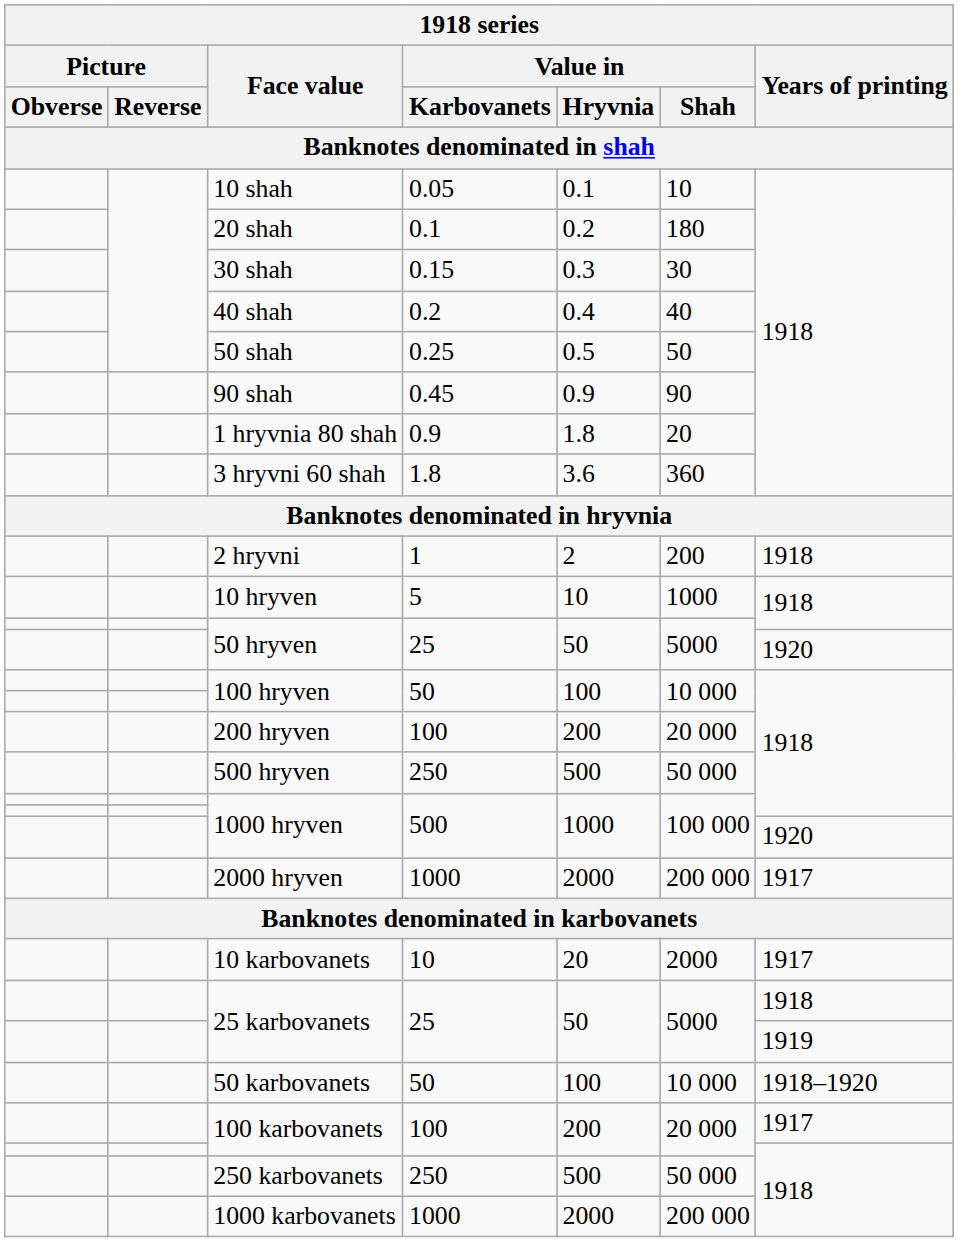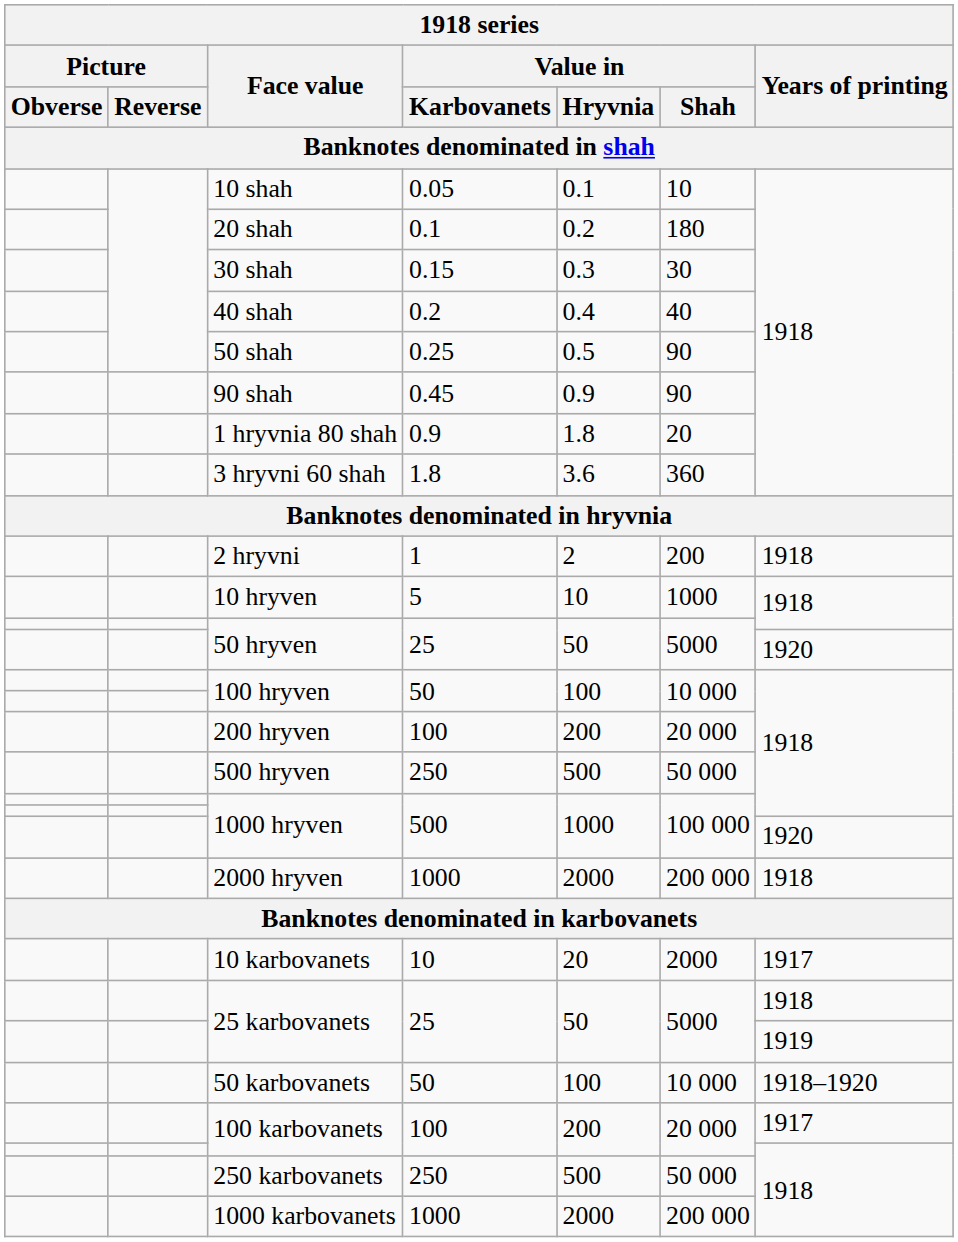(679, 351) 50 -> (679, 351) 90
(787, 877) 1917 -> (787, 877) 1918
